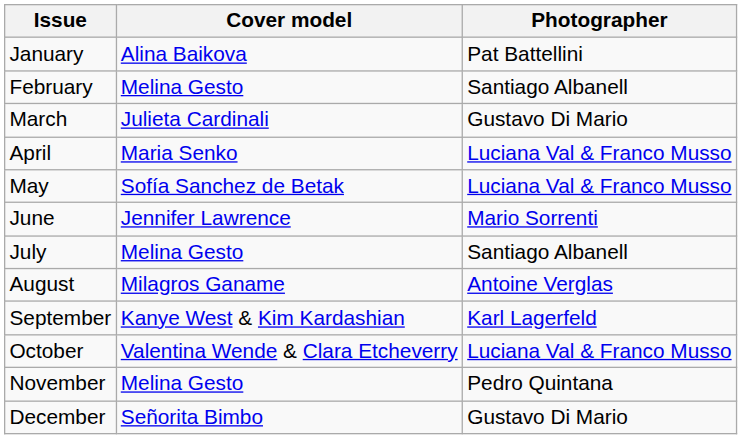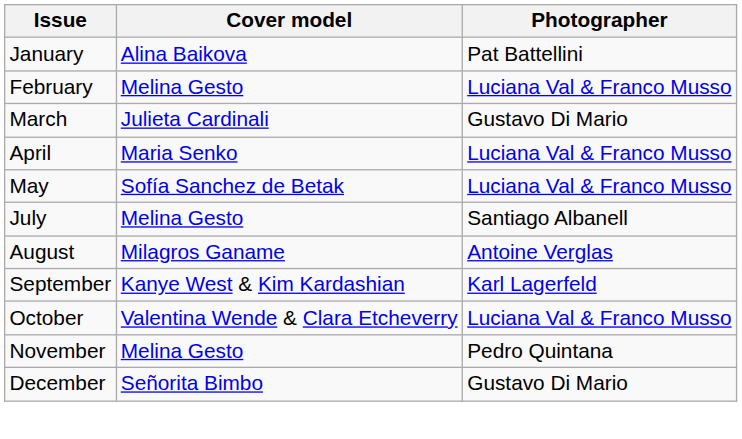(548, 86) Santiago Albanell -> (599, 86) Luciana Val & Franco Musso
- row: (32, 218)
